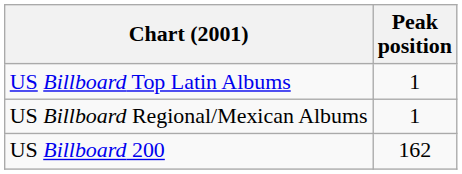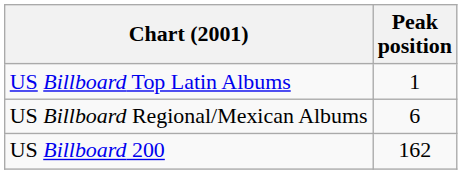(415, 116) 1 -> (415, 116) 6
